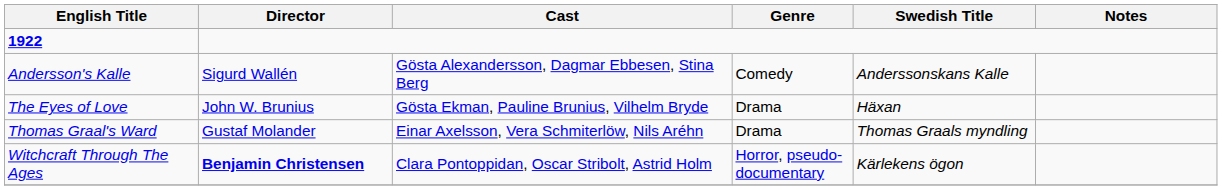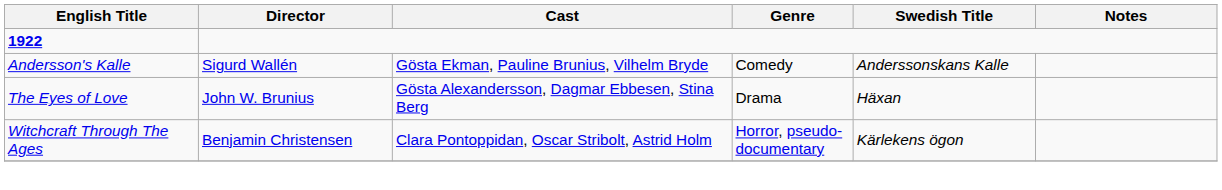(555, 74) Gösta Alexandersson, Dagmar Ebbesen, Stina Berg -> (552, 65) Gösta Ekman, Pauline Brunius, Vilhelm Bryde
(552, 107) Gösta Ekman, Pauline Brunius, Vilhelm Bryde -> (555, 98) Gösta Alexandersson, Dagmar Ebbesen, Stina Berg
- row: (82, 131)
(283, 164) bold -> (277, 140) normal
